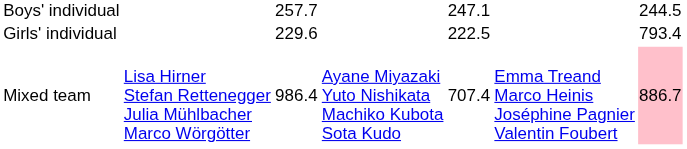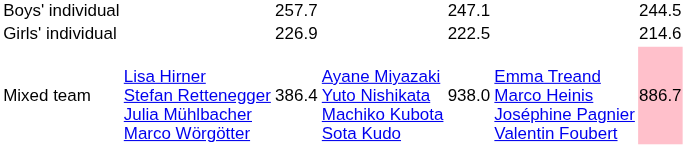(296, 34) 229.6 -> (296, 34) 226.9
(660, 34) 793.4 -> (660, 34) 214.6
(296, 95) 986.4 -> (296, 95) 386.4
(469, 95) 707.4 -> (469, 95) 938.0
